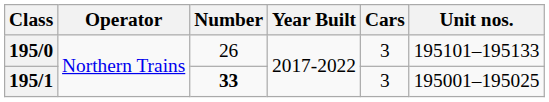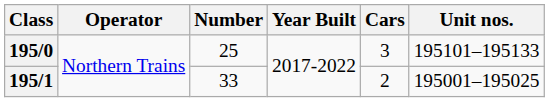(229, 50) 26 -> (229, 50) 25
(229, 81) bold -> (229, 81) normal
(385, 81) 3 -> (385, 81) 2
